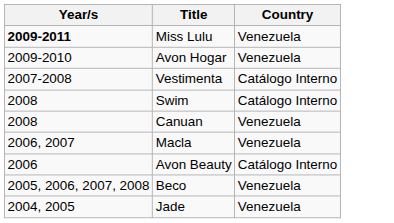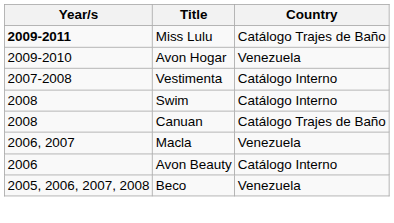(269, 36) Venezuela -> (312, 36) Catálogo Trajes de Baño
(269, 121) Venezuela -> (312, 121) Catálogo Trajes de Baño
- row: (170, 206)
